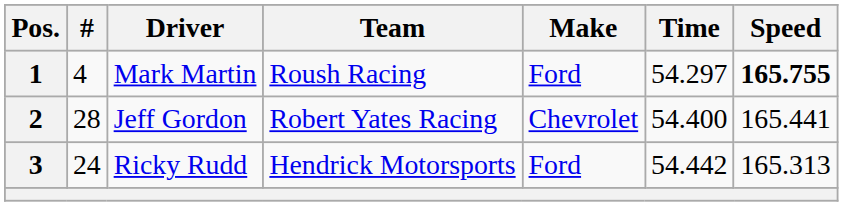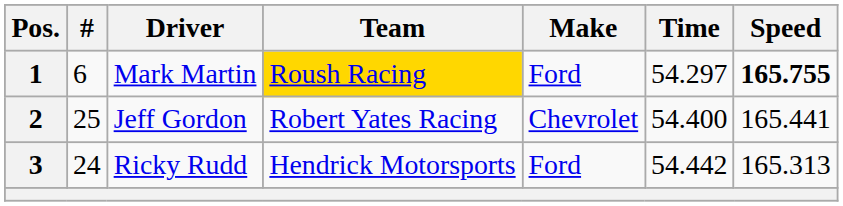(80, 73) 4 -> (80, 73) 6
(348, 73) no background -> (348, 73) gold background
(87, 119) 28 -> (87, 119) 25
